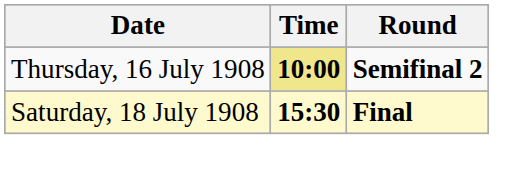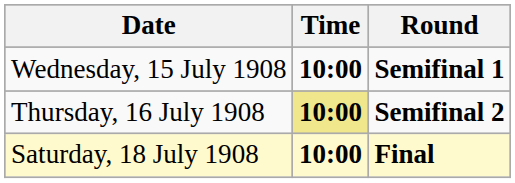+ row: (149, 68)
(309, 111) 15:30 -> (331, 154) 10:00
